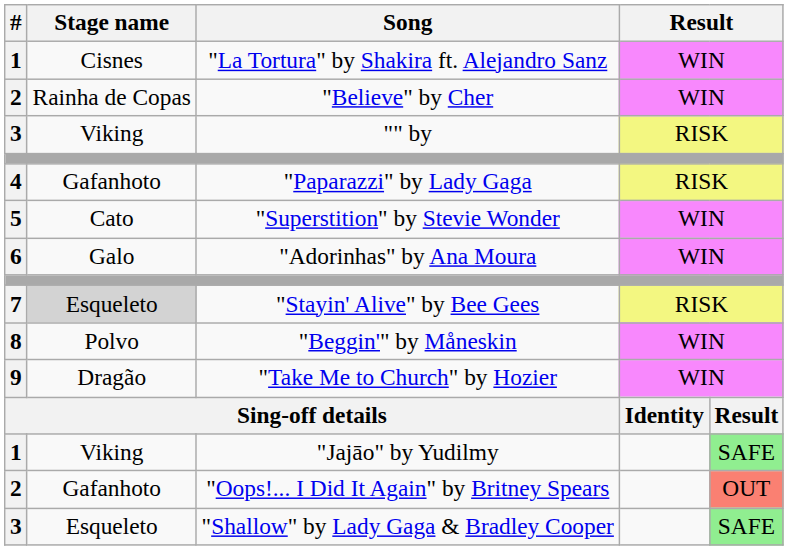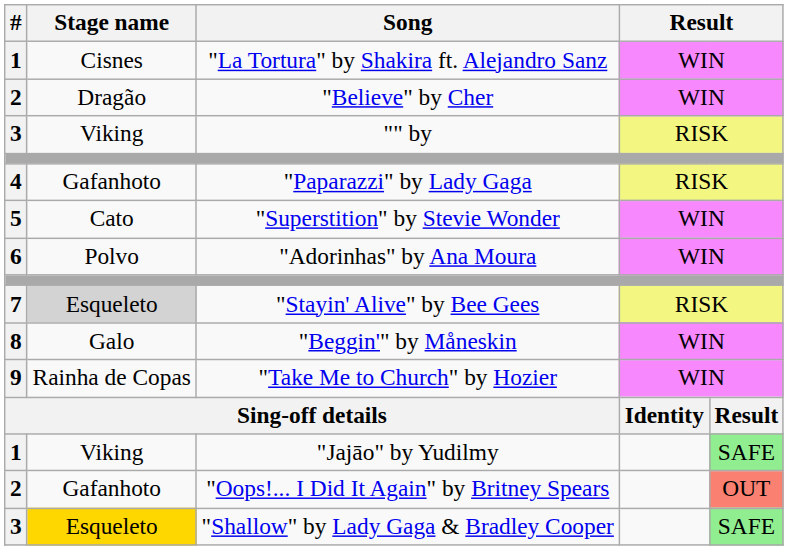(112, 97) Rainha de Copas -> (112, 97) Dragão
(112, 256) Galo -> (112, 256) Polvo
(112, 340) Polvo -> (112, 340) Galo
(112, 377) Dragão -> (112, 377) Rainha de Copas
(112, 526) no background -> (112, 526) gold background
